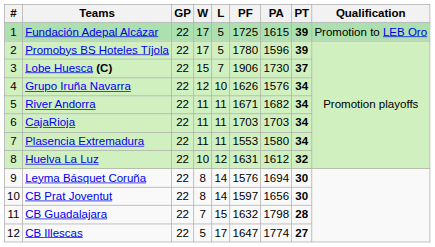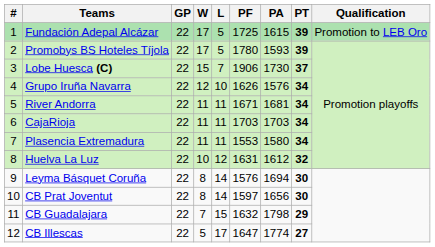(276, 50) 1596 -> (276, 50) 1593
(276, 104) 1682 -> (276, 104) 1681
(302, 214) 28 -> (302, 214) 29
